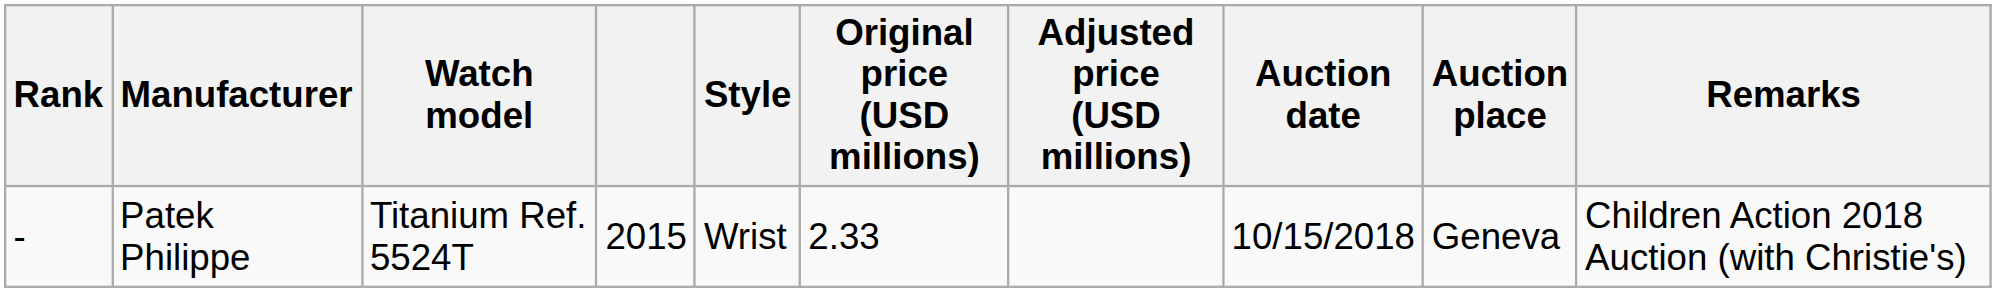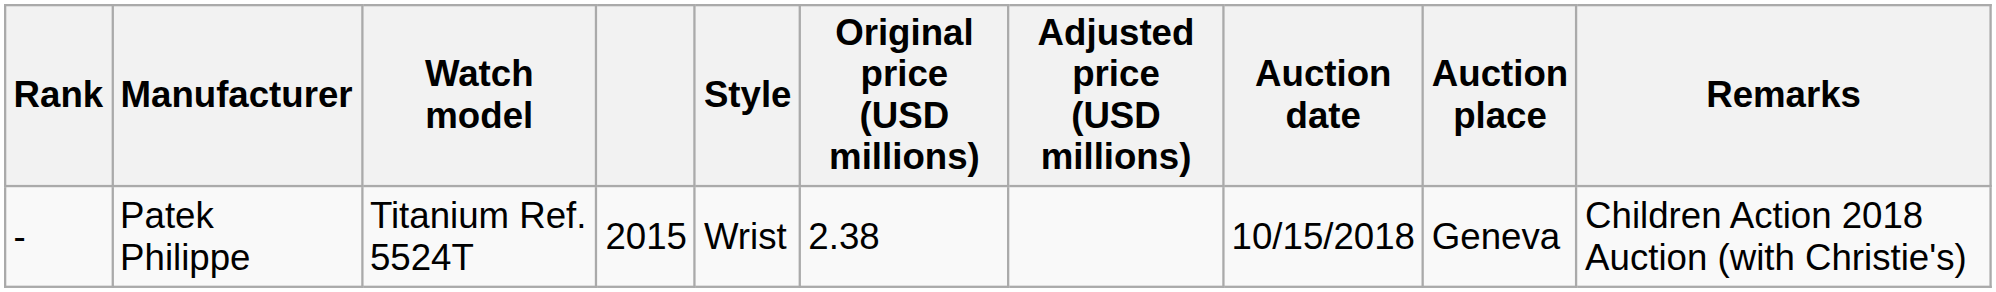(844, 235) 2.33 -> (844, 235) 2.38
